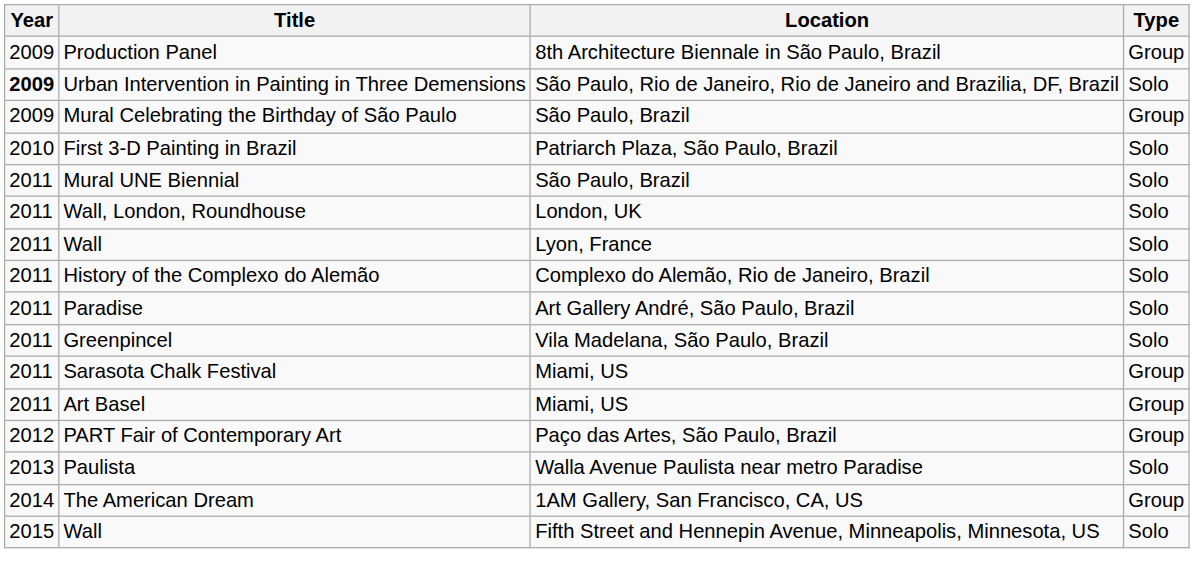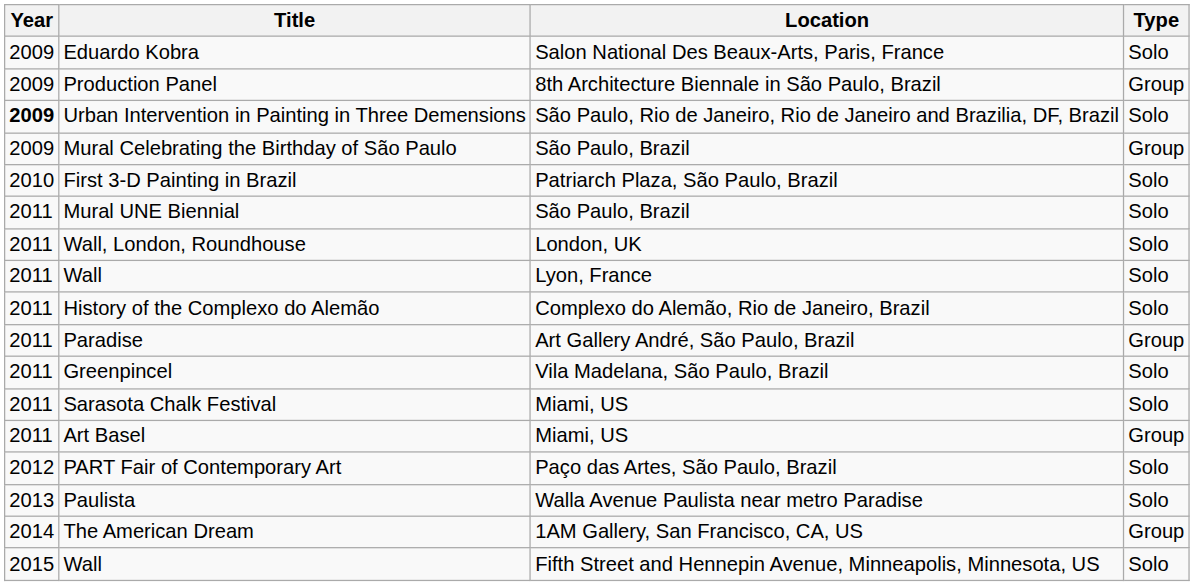+ row: (131, 52)
(1148, 308) Solo -> (1156, 340) Group
(1156, 372) Group -> (1148, 404) Solo
(1156, 436) Group -> (1148, 468) Solo
